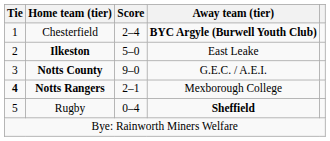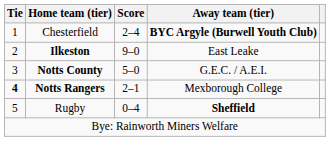(131, 51) 5–0 -> (131, 51) 9–0
(131, 70) 9–0 -> (131, 70) 5–0
